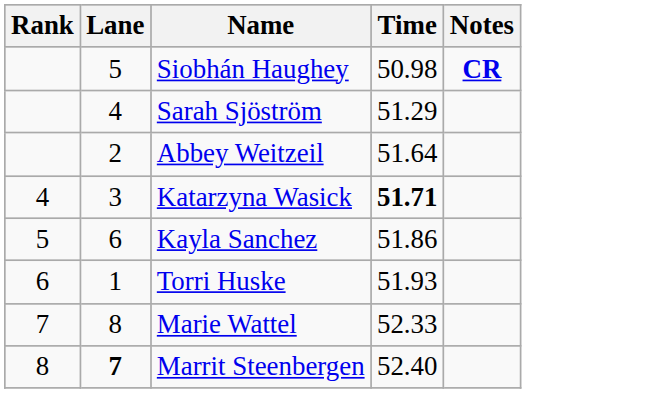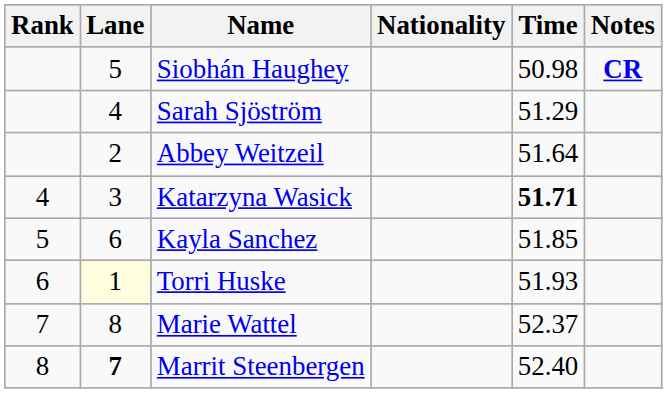+ column: (441, 25)
(407, 238) 51.86 -> (548, 238) 51.85
(115, 281) no background -> (115, 281) lightyellow background
(407, 324) 52.33 -> (548, 324) 52.37
